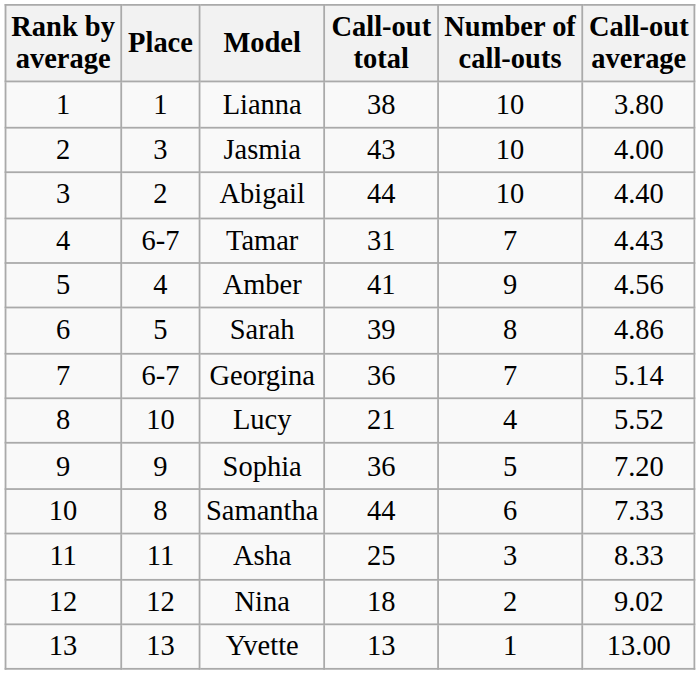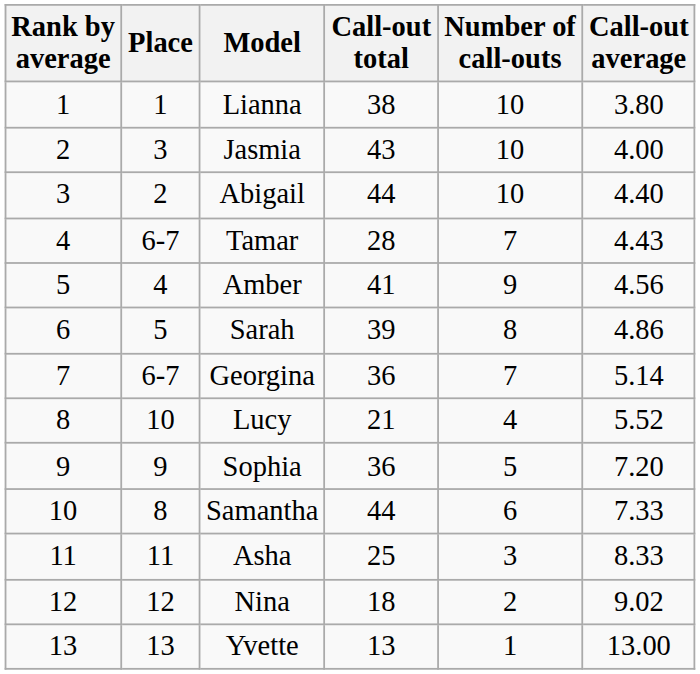(381, 239) 31 -> (381, 239) 28
